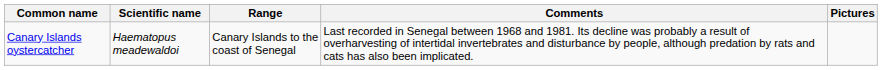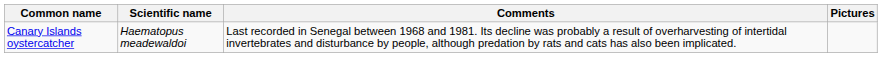- column: (265, 13)
